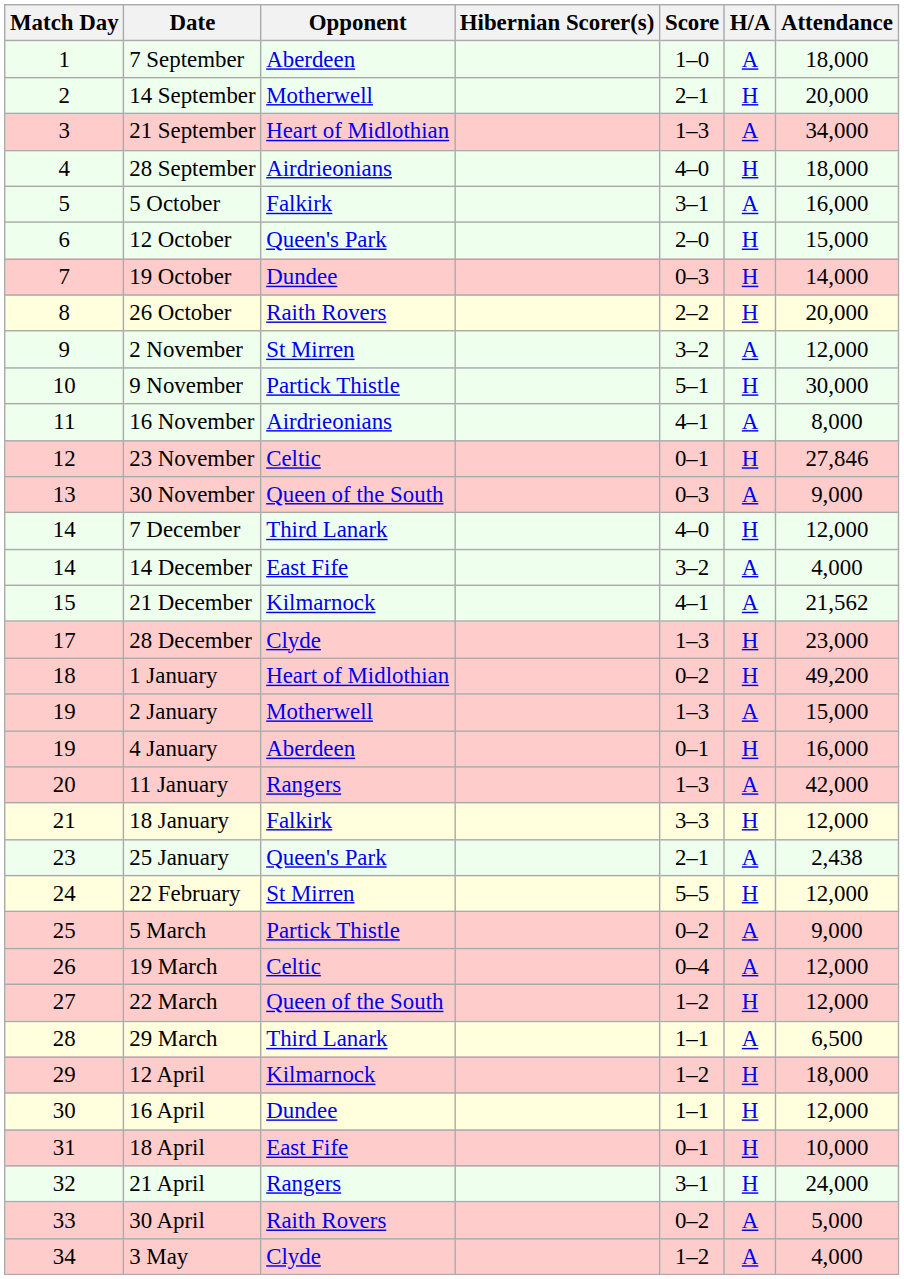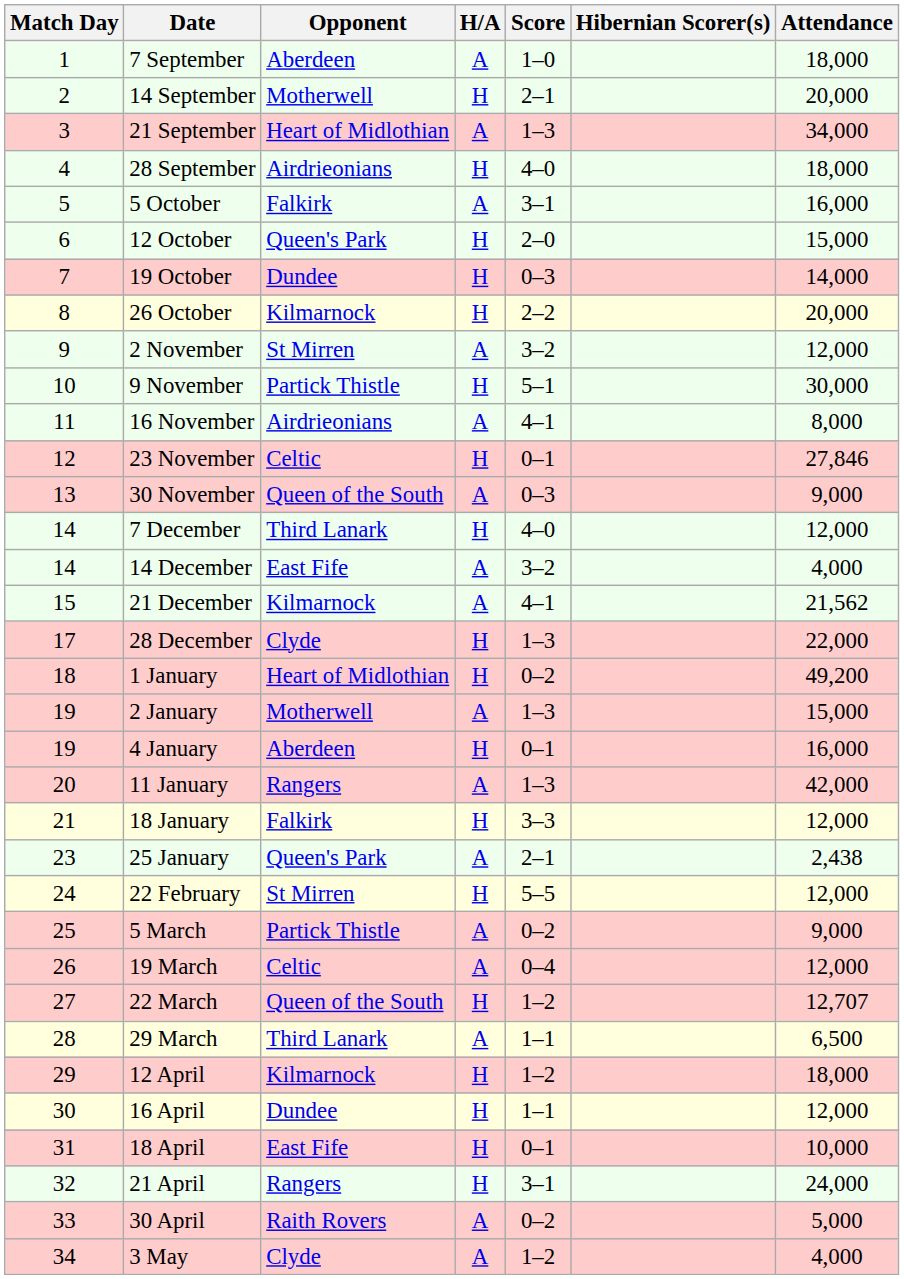columns swapped: (750, 22) <-> (557, 22)
(326, 312) Raith Rovers -> (321, 312) Kilmarnock
(837, 639) 23,000 -> (837, 639) 22,000
(837, 1002) 12,000 -> (837, 1002) 12,707
